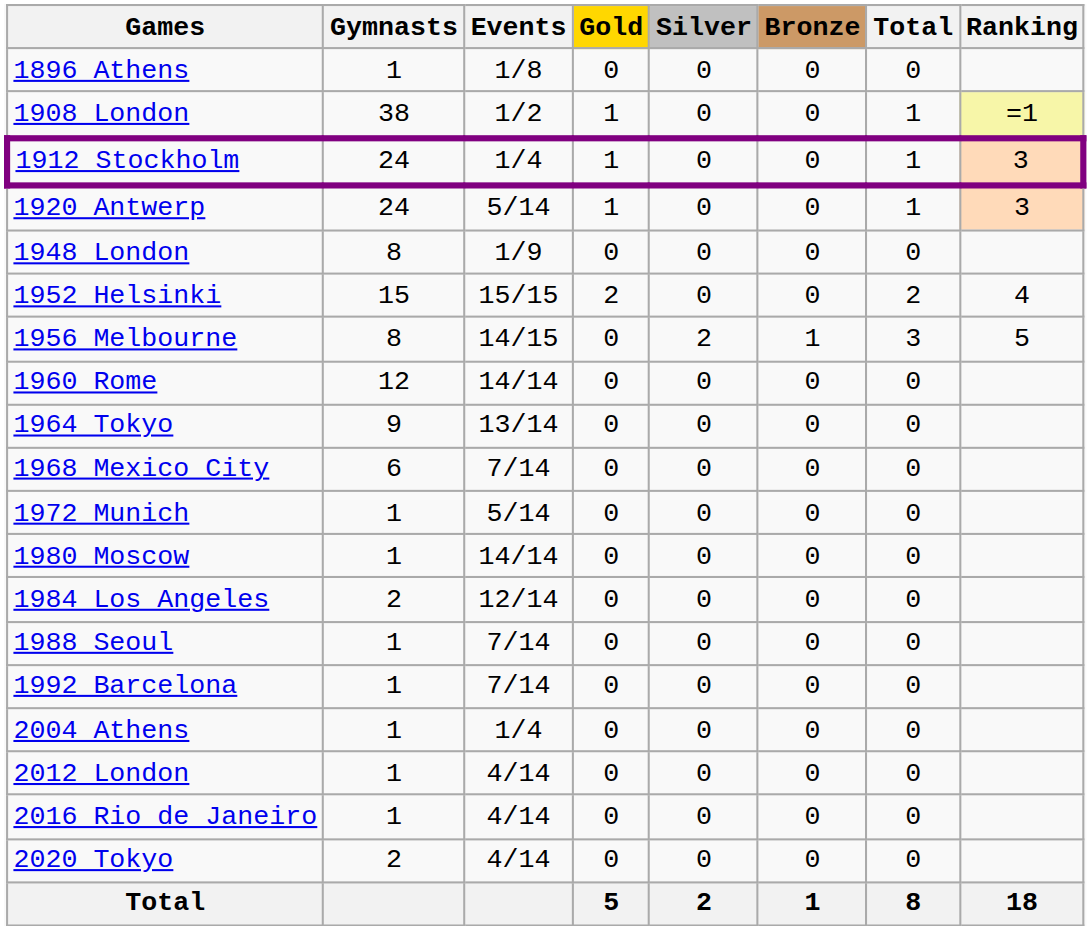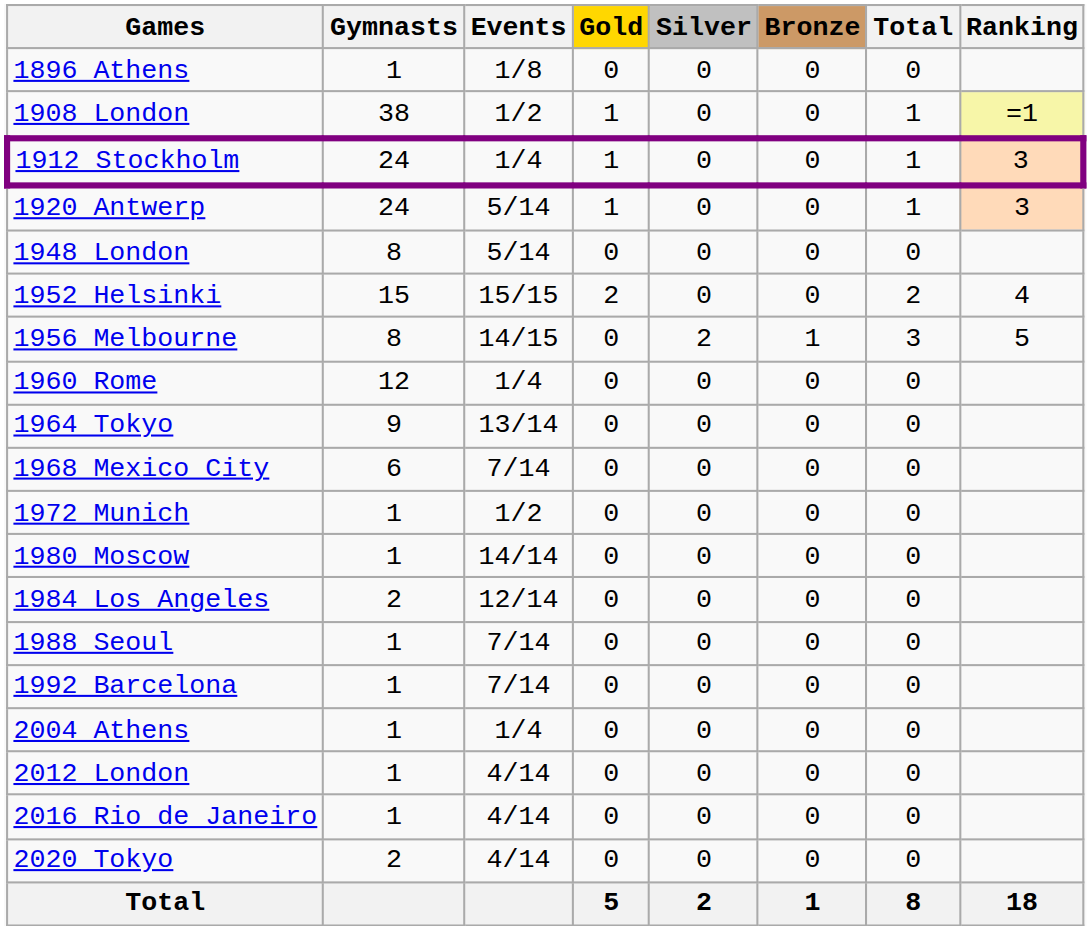(519, 252) 1/9 -> (519, 252) 5/14
(519, 382) 14/14 -> (519, 382) 1/4
(519, 513) 5/14 -> (519, 513) 1/2
